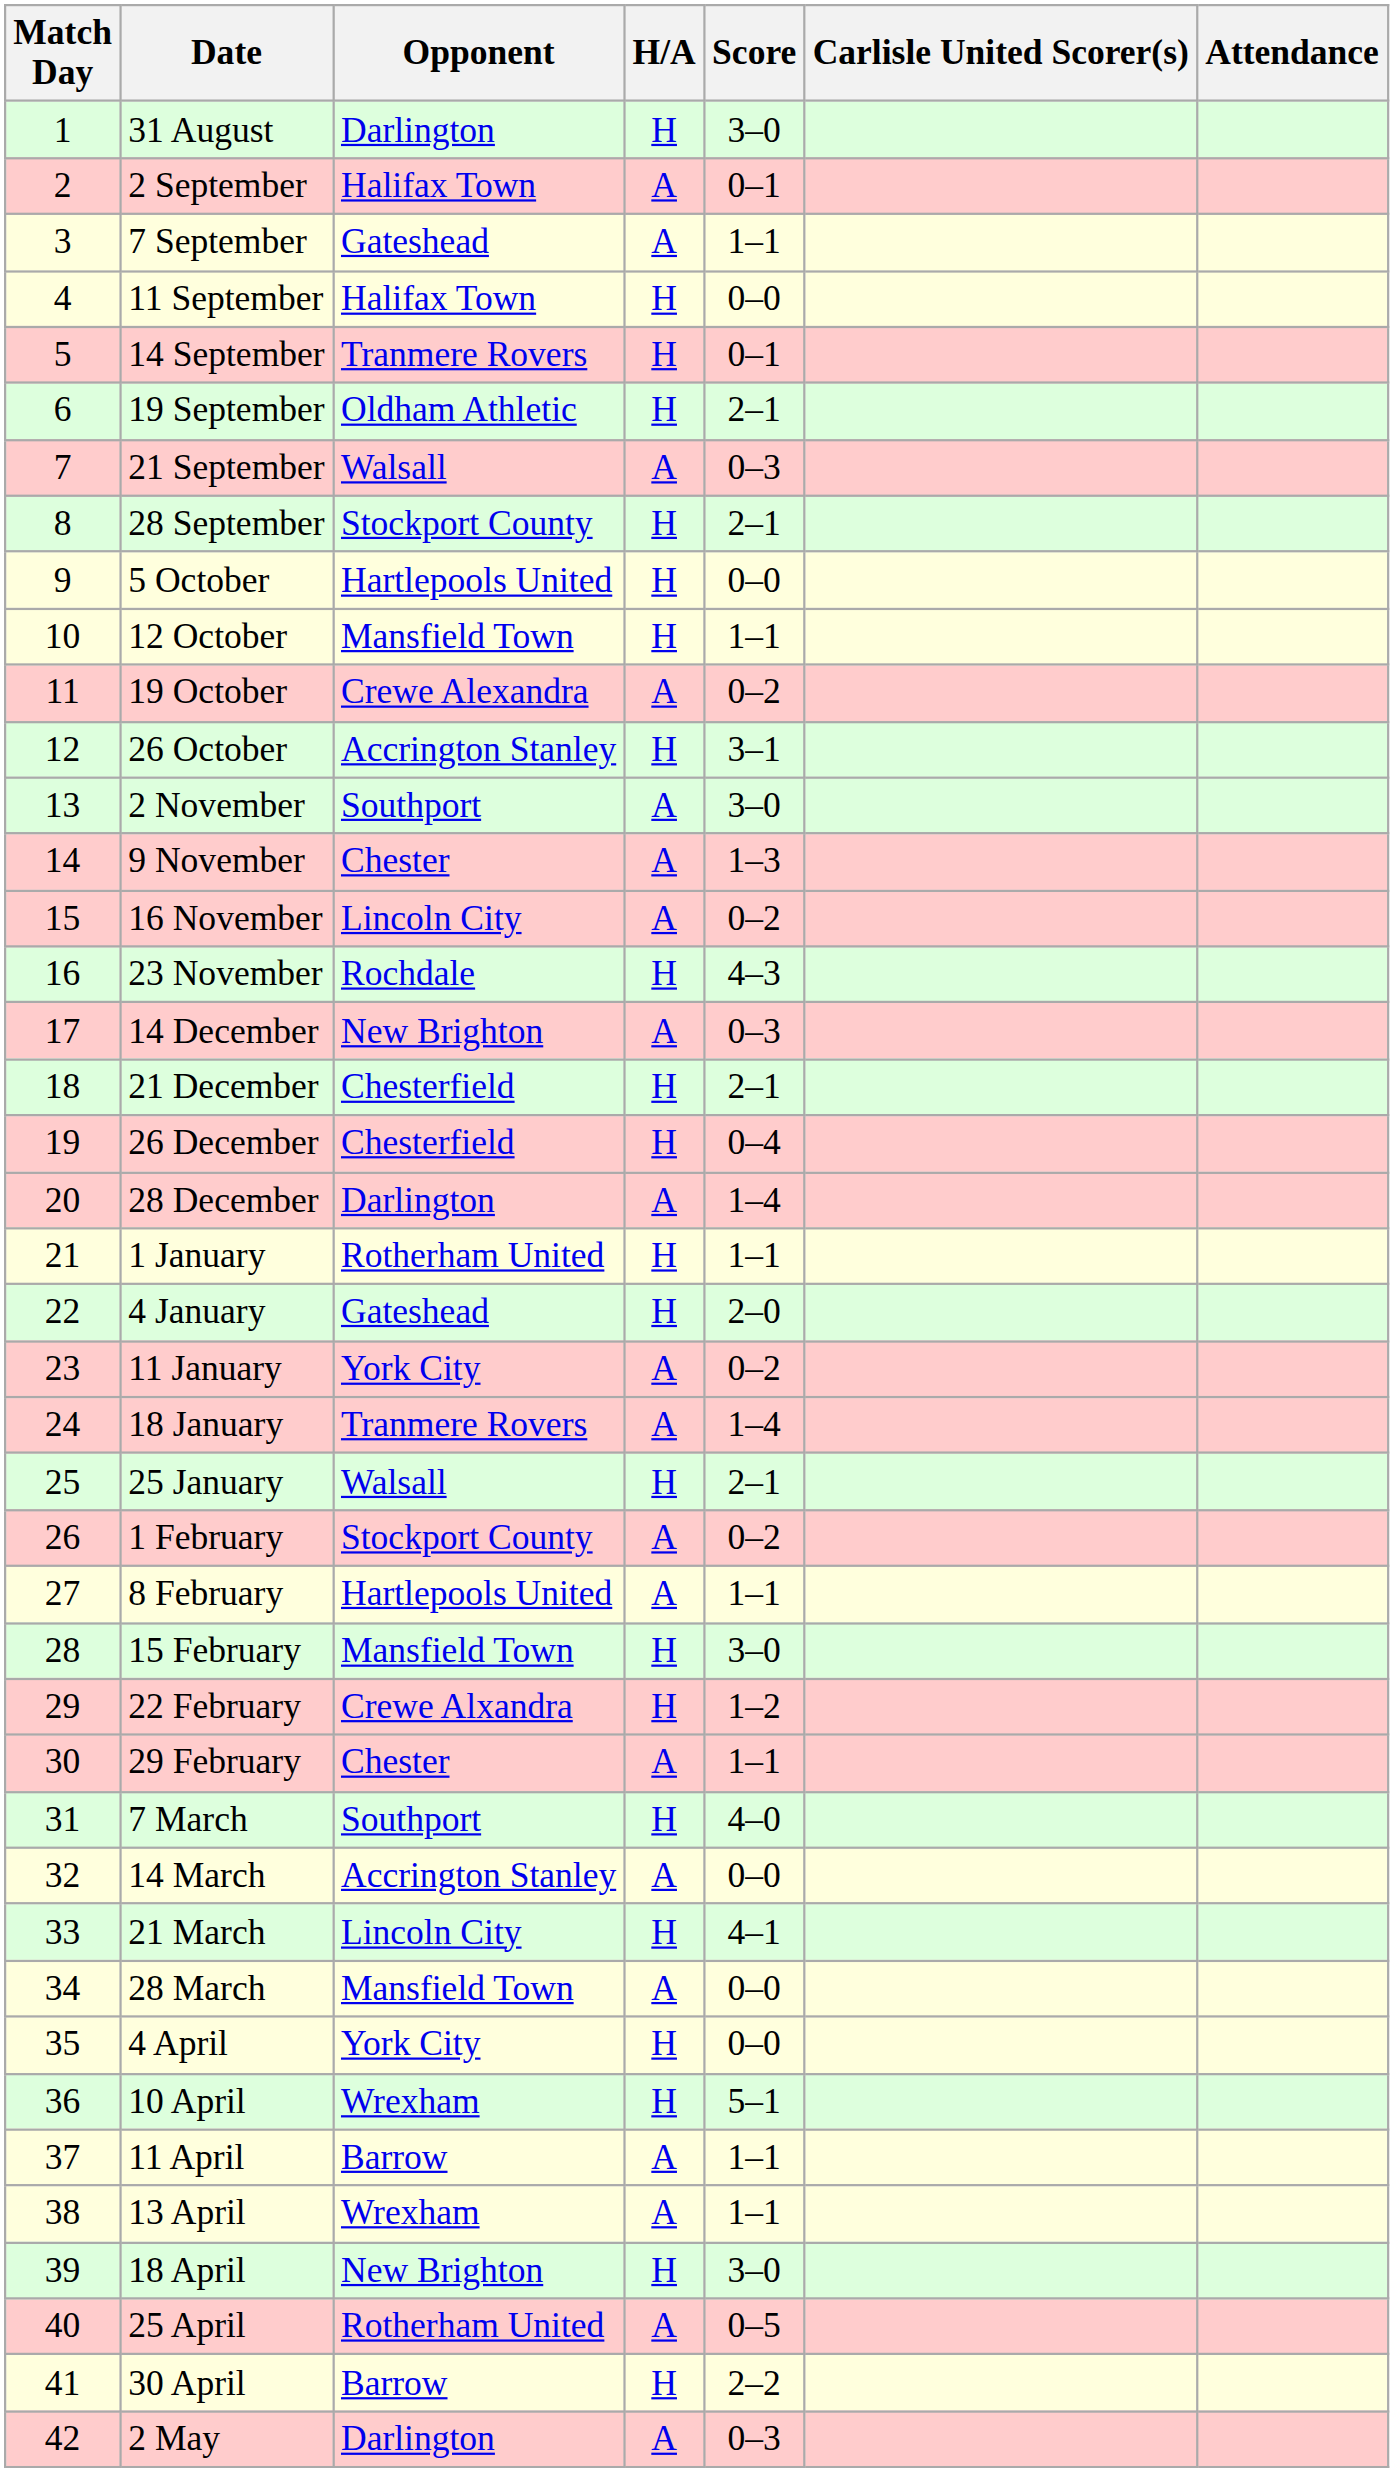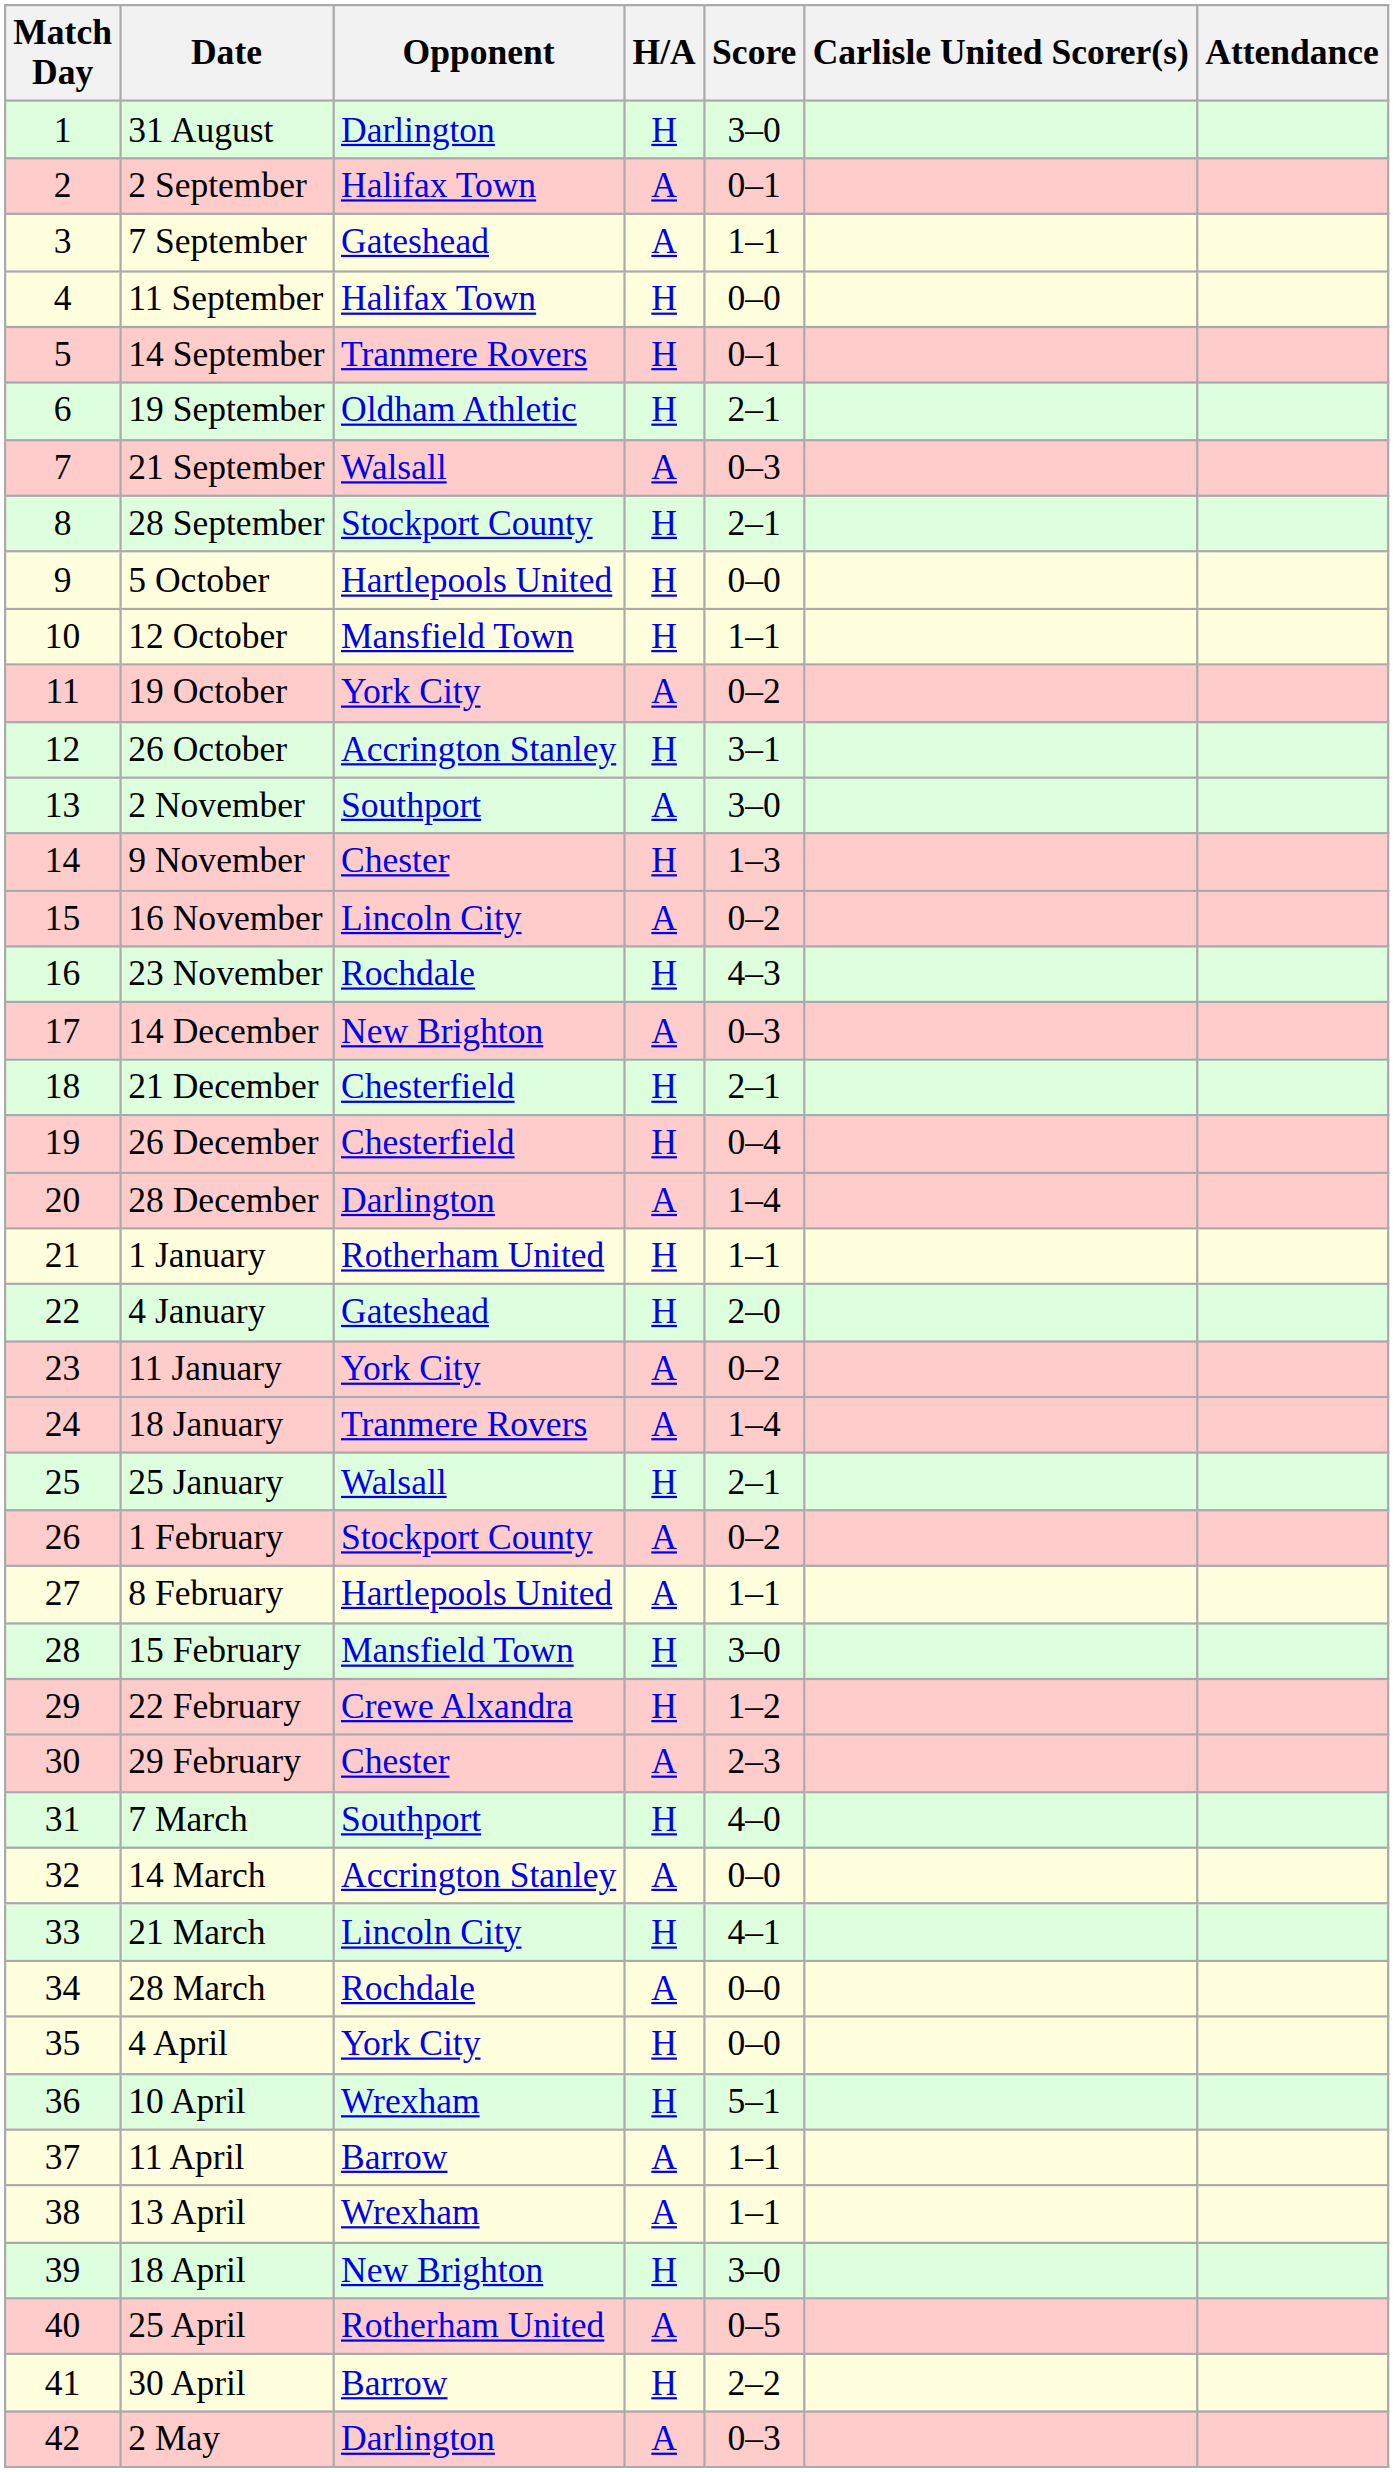(465, 692) Crewe Alexandra -> (411, 692) York City
(664, 861) A -> (664, 861) H
(754, 1762) 1–1 -> (754, 1762) 2–3
(457, 1987) Mansfield Town -> (408, 1987) Rochdale
